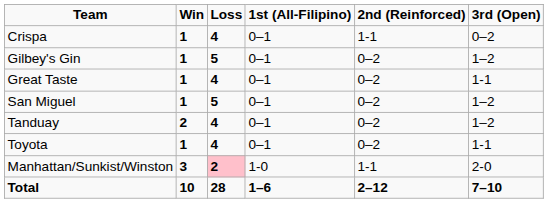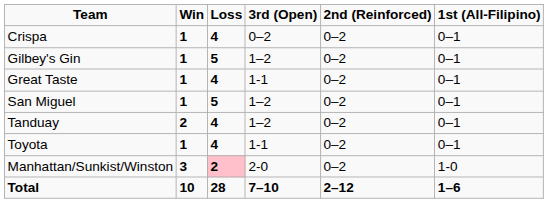columns swapped: (300, 15) <-> (506, 15)
(367, 36) 1-1 -> (335, 36) 0–2
(367, 166) 1-1 -> (335, 166) 0–2
